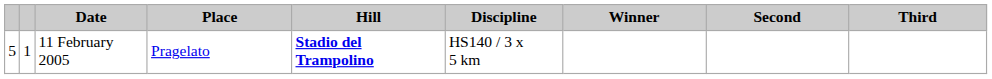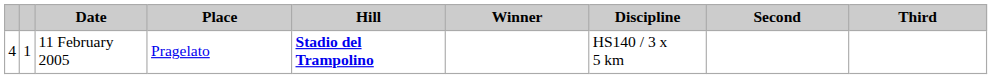columns swapped: (504, 16) <-> (634, 16)
(12, 51) 5 -> (12, 51) 4
